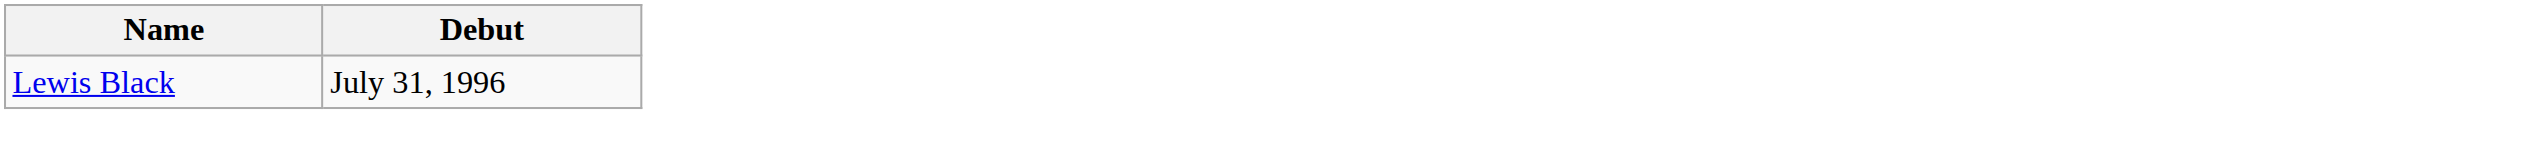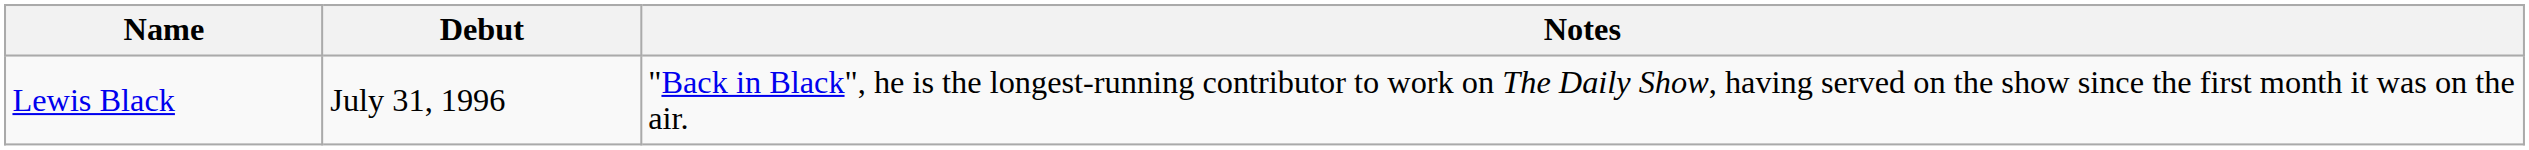+ column: (1582, 30)
